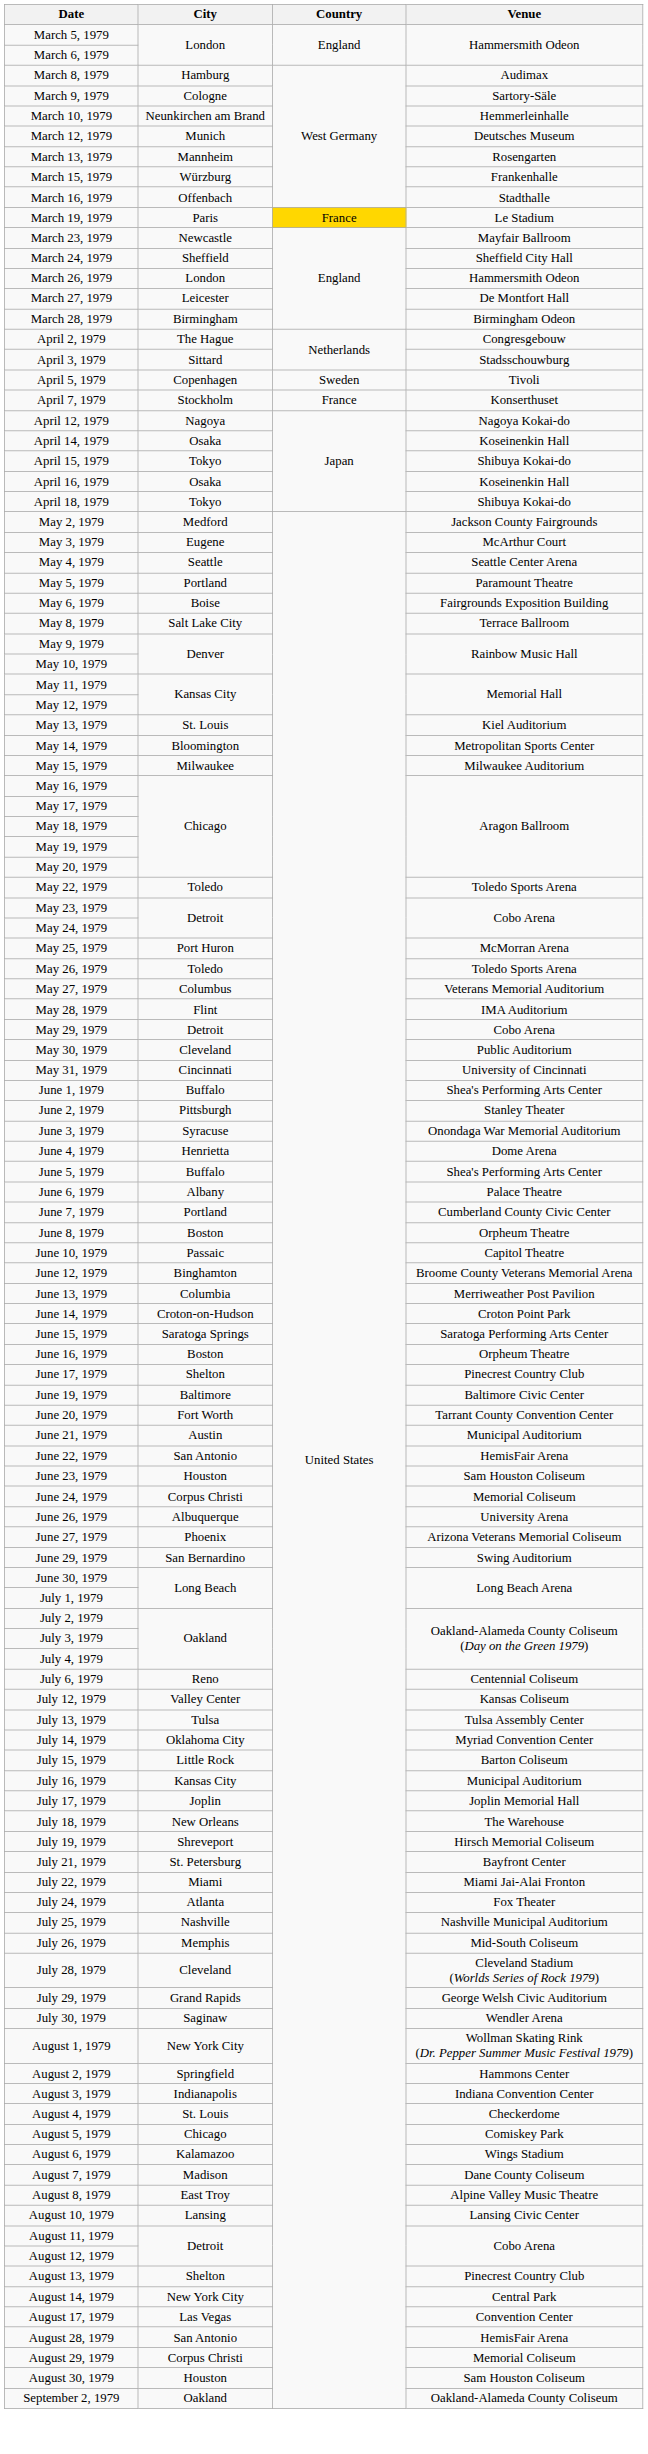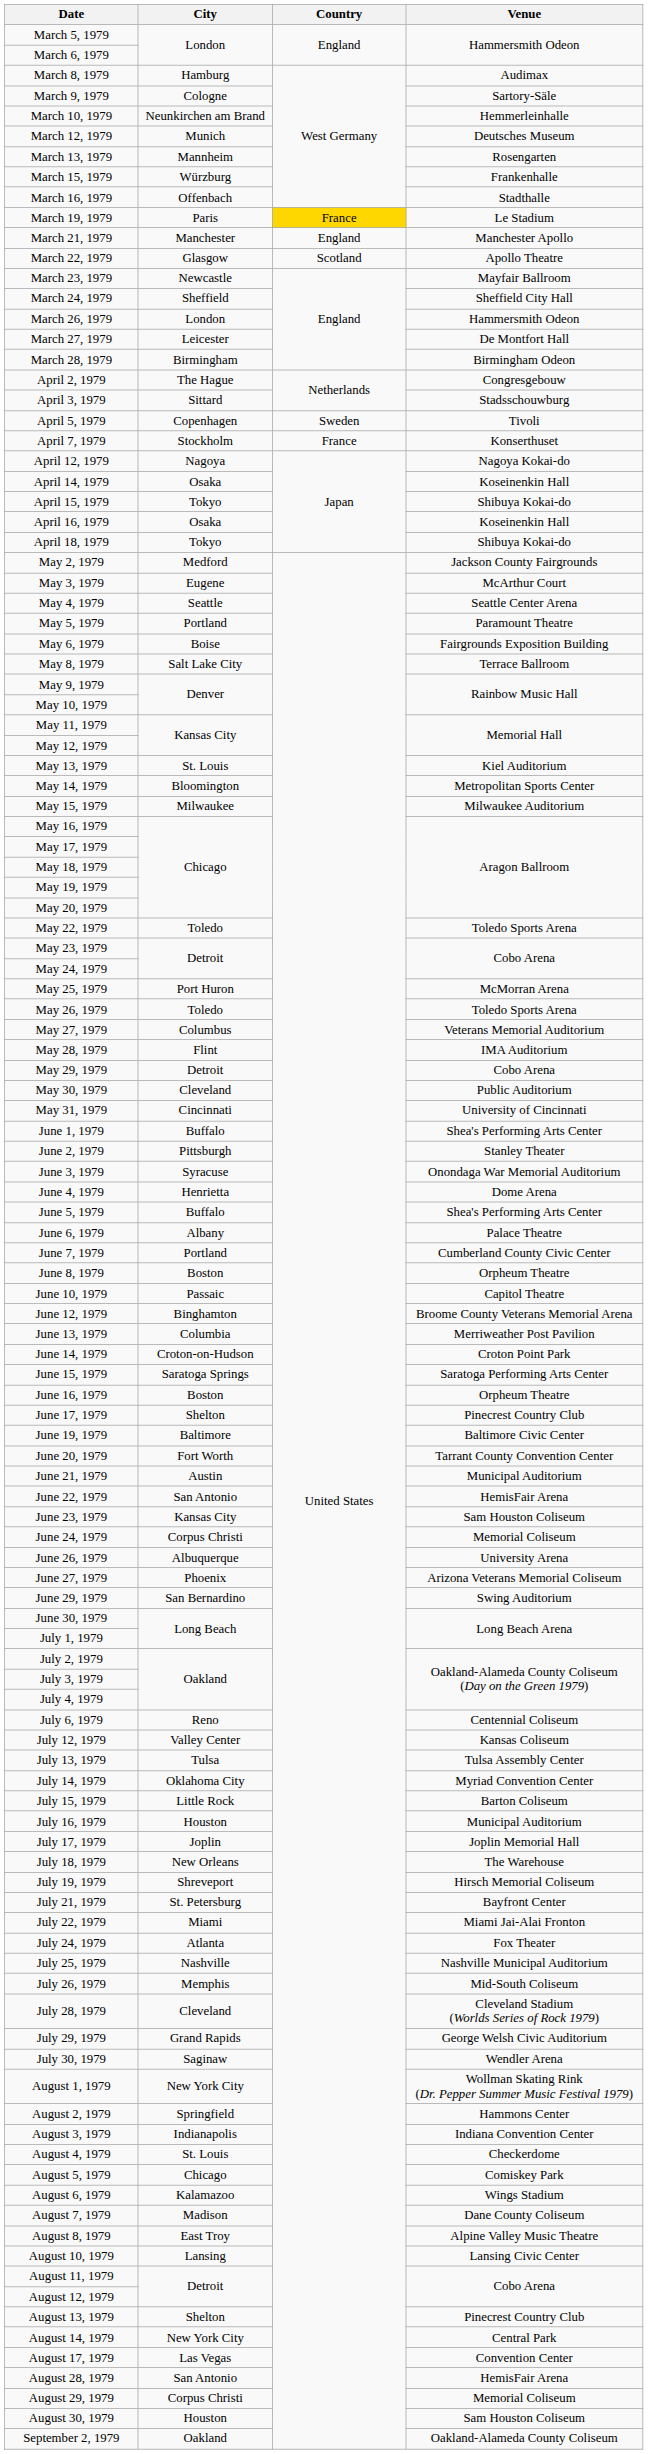+ row: (71, 237)
+ row: (71, 258)
(205, 1476) Houston -> (205, 1516) Kansas City
(205, 1780) Kansas City -> (205, 1821) Houston
